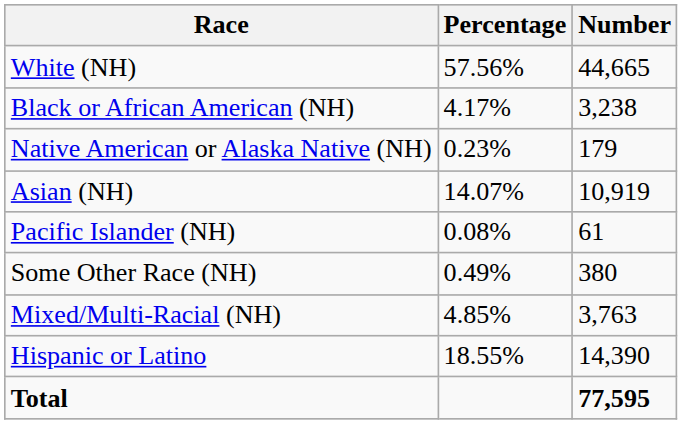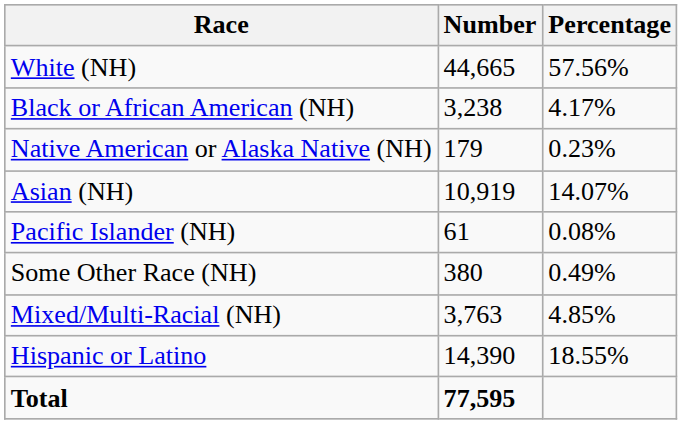columns swapped: (625, 25) <-> (505, 25)
